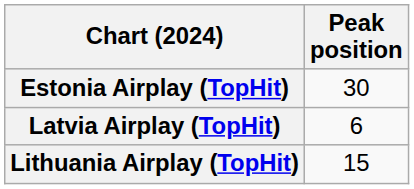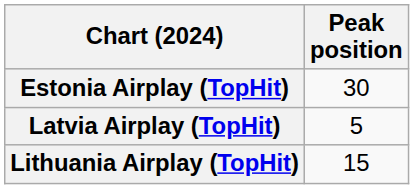(356, 125) 6 -> (356, 125) 5
